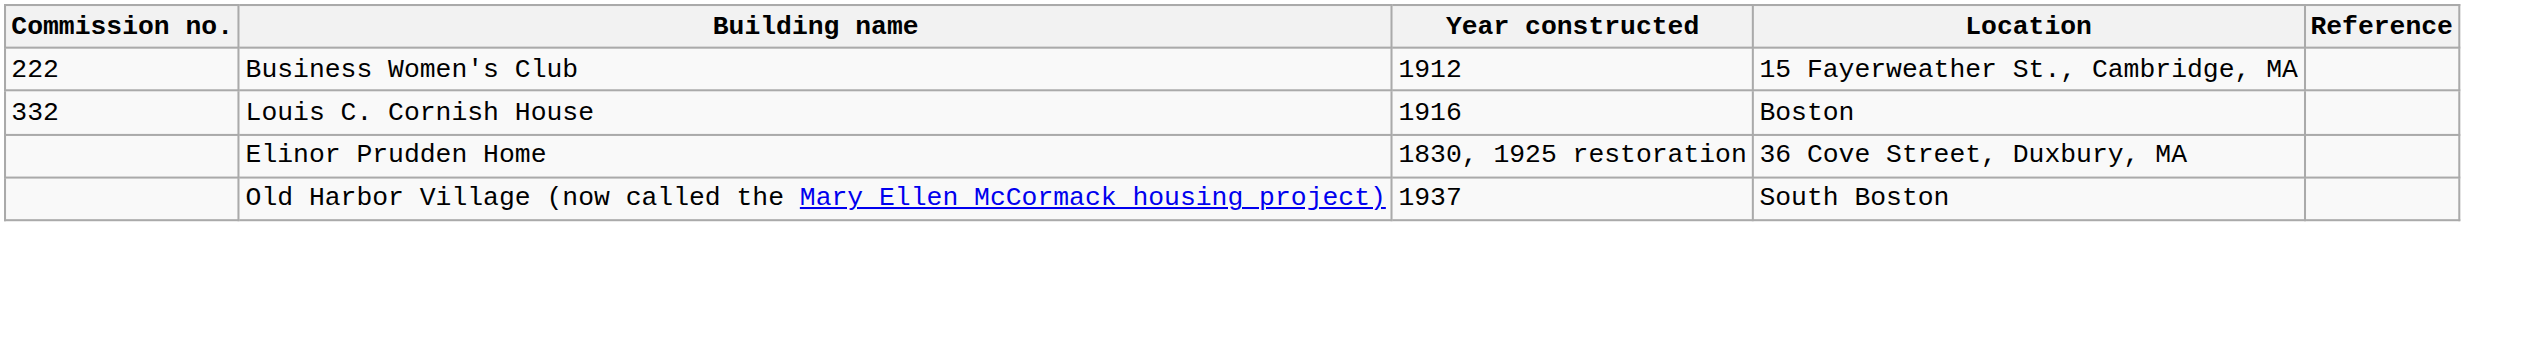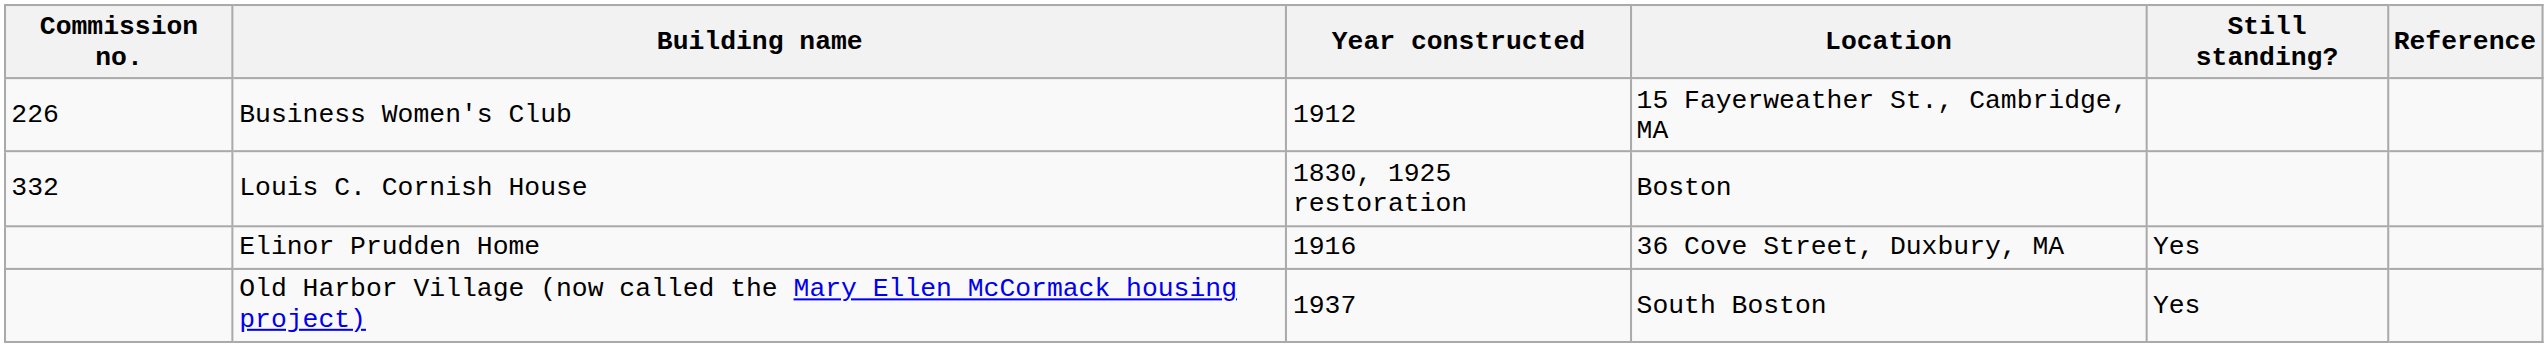+ column: (2267, 42)
(35, 70) 222 -> (35, 115) 226
(1430, 113) 1916 -> (1380, 189) 1830, 1925 restoration
(1573, 156) 1830, 1925 restoration -> (1325, 247) 1916
